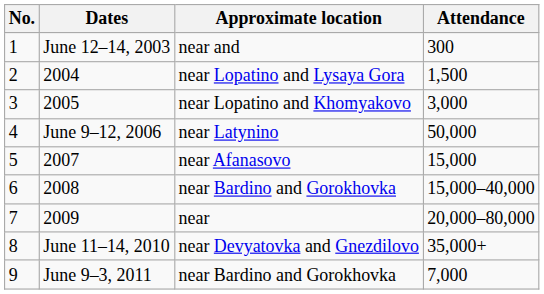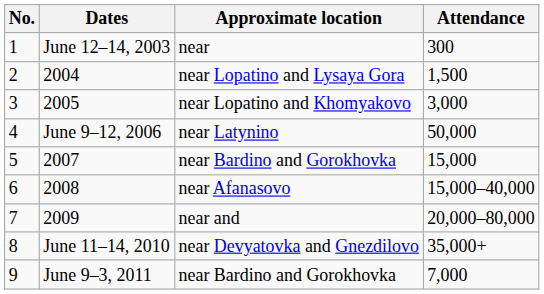(209, 47) near and -> (194, 47) near
(235, 160) near Afanasovo -> (287, 160) near Bardino and Gorokhovka
(287, 189) near Bardino and Gorokhovka -> (235, 189) near Afanasovo
(194, 217) near -> (209, 217) near and
